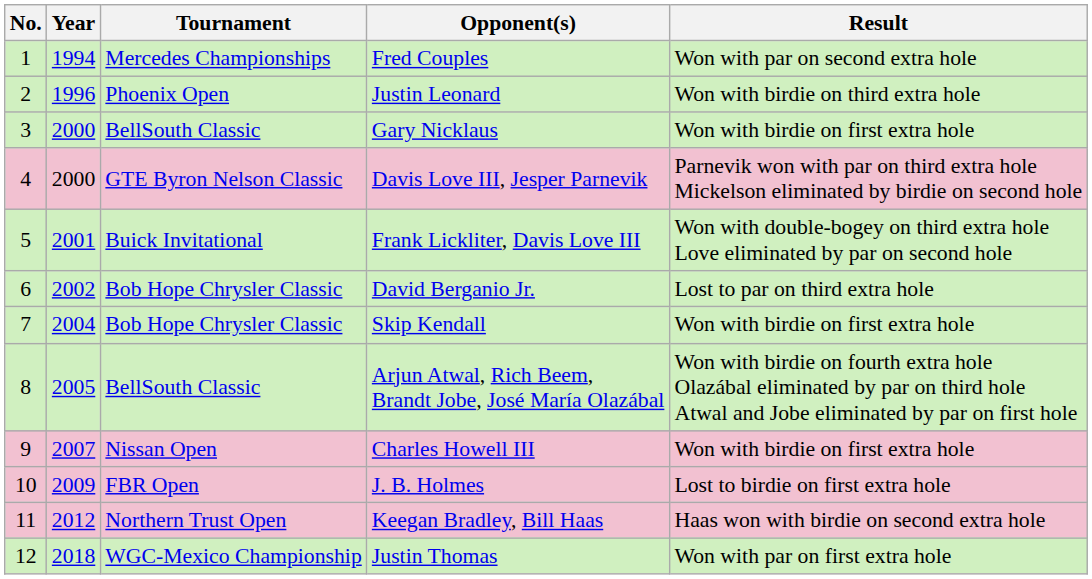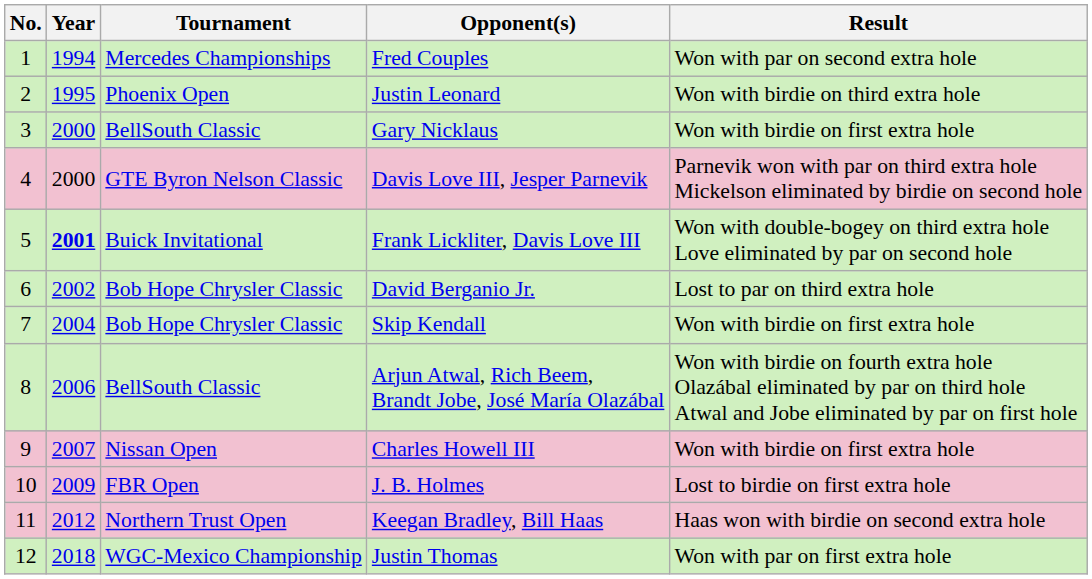(74, 94) 1996 -> (74, 94) 1995
(74, 240) normal -> (74, 240) bold
(74, 386) 2005 -> (74, 386) 2006
